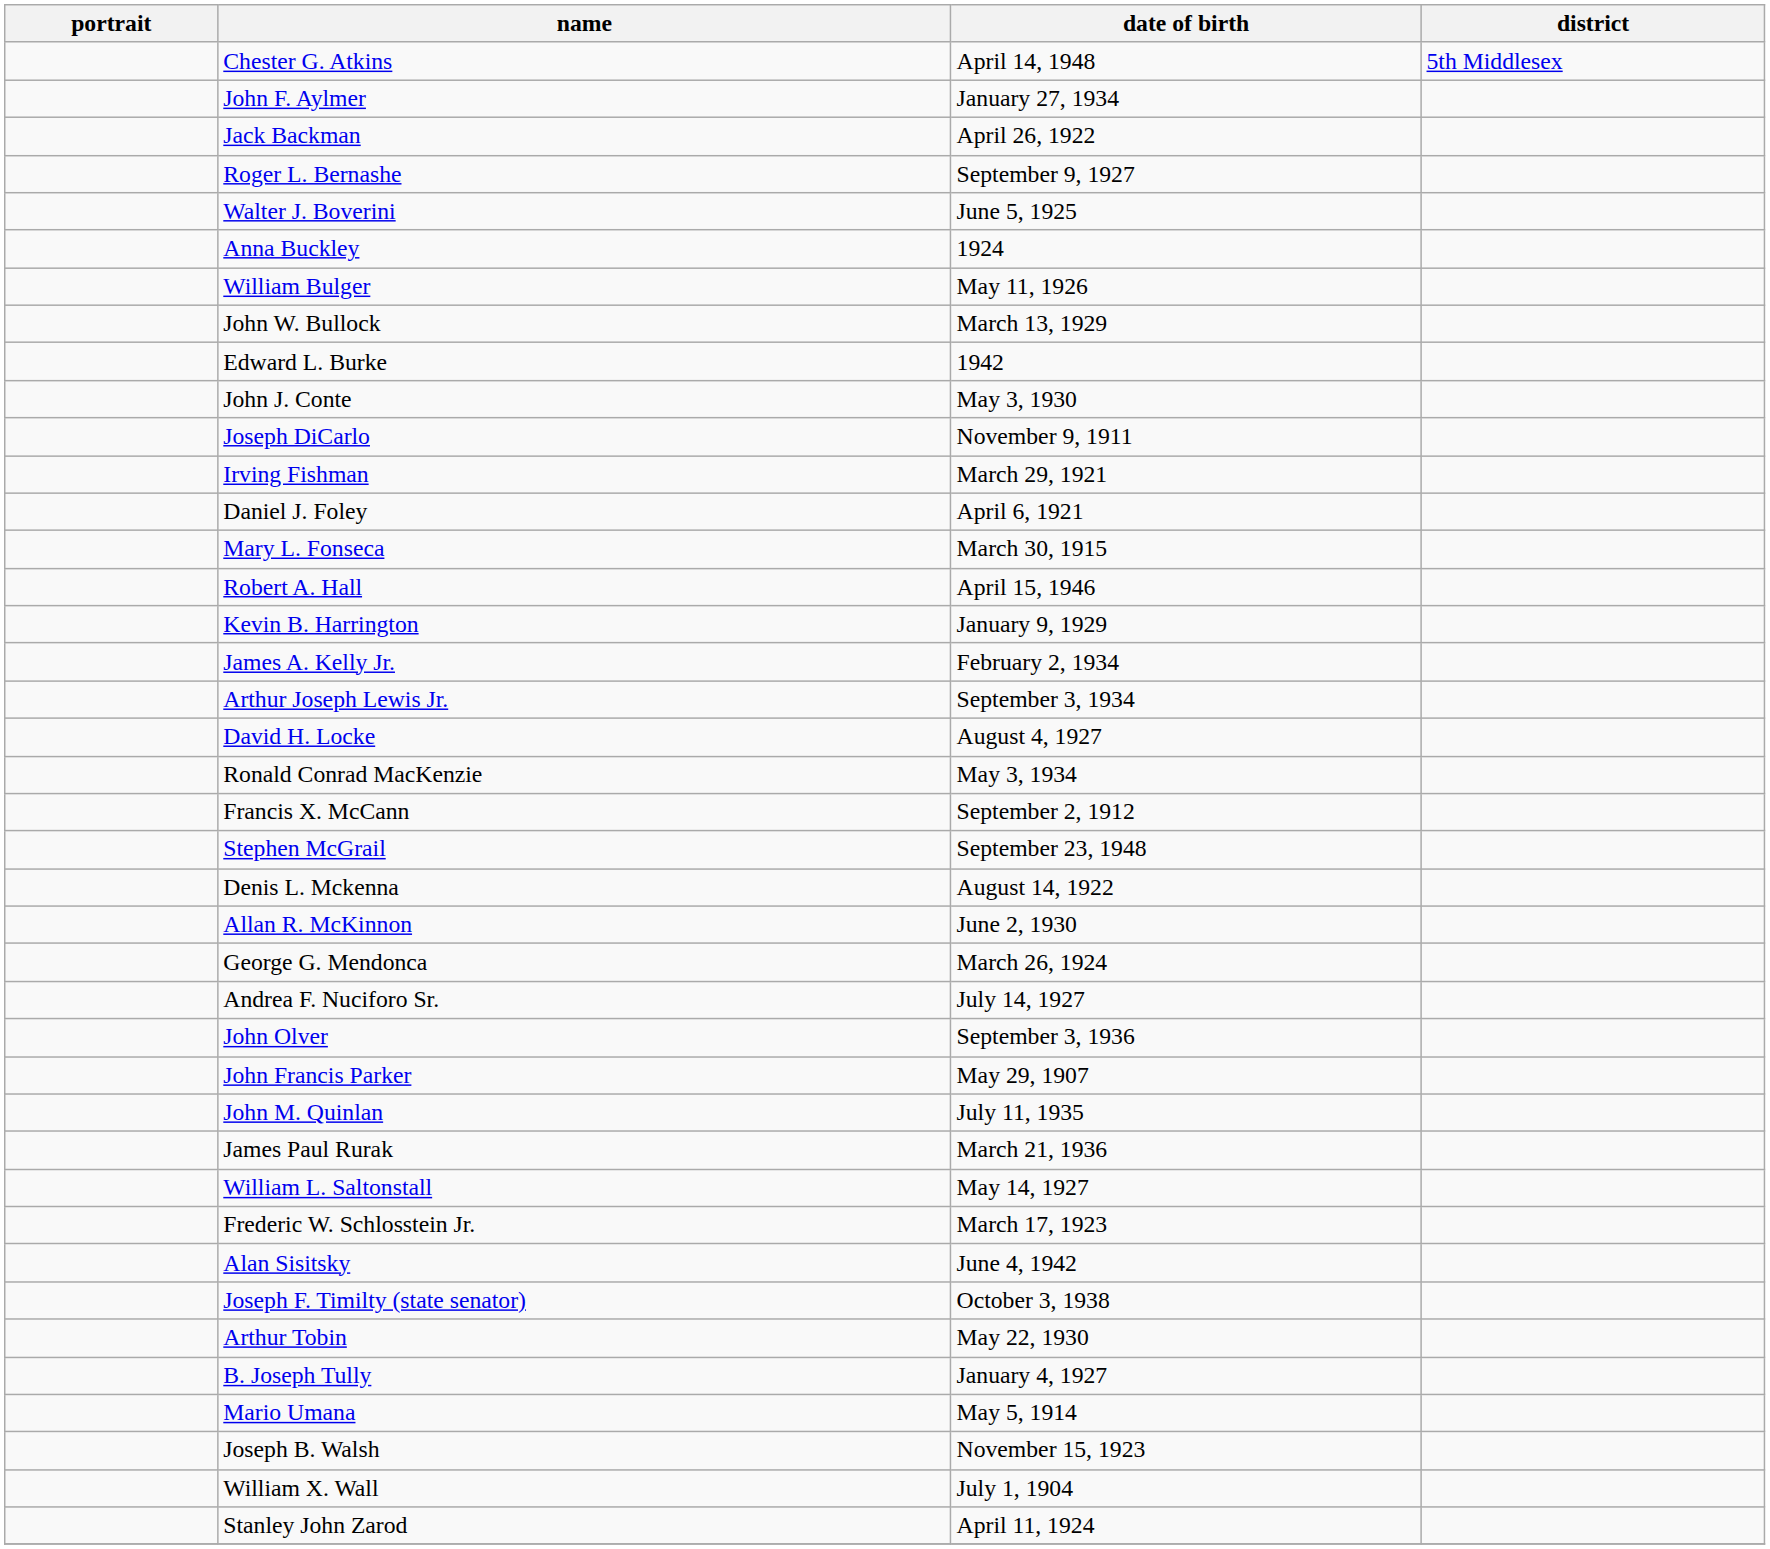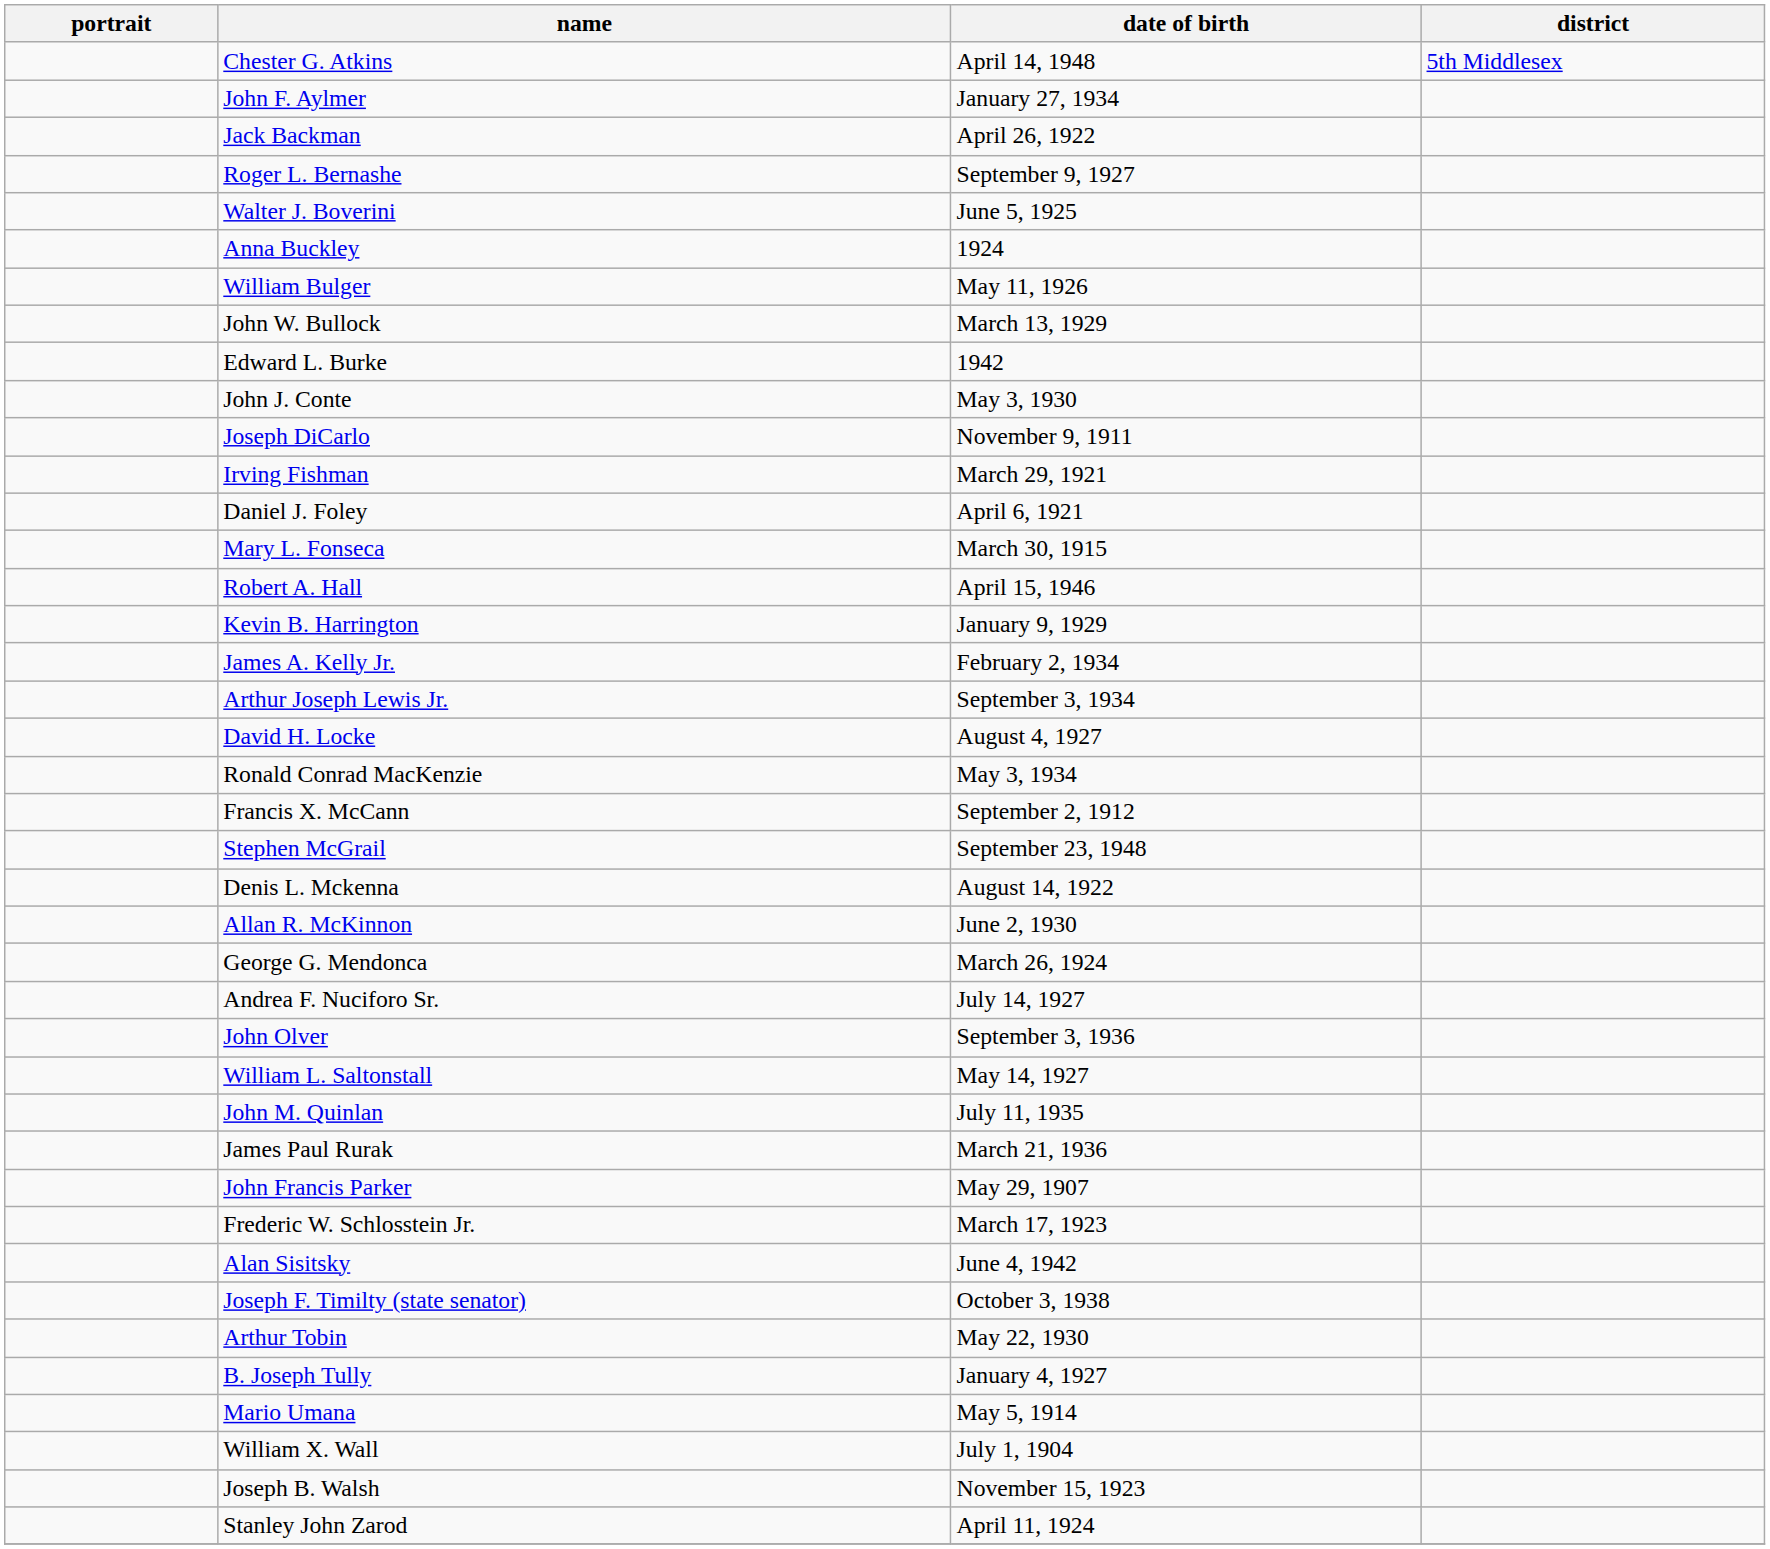rows swapped: (317, 1074) <-> (328, 1187)
rows swapped: (301, 1487) <-> (301, 1450)
